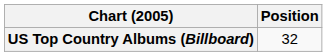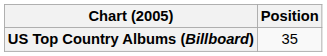(290, 39) 32 -> (290, 39) 35
